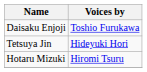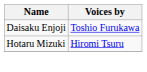- row: (29, 43)
